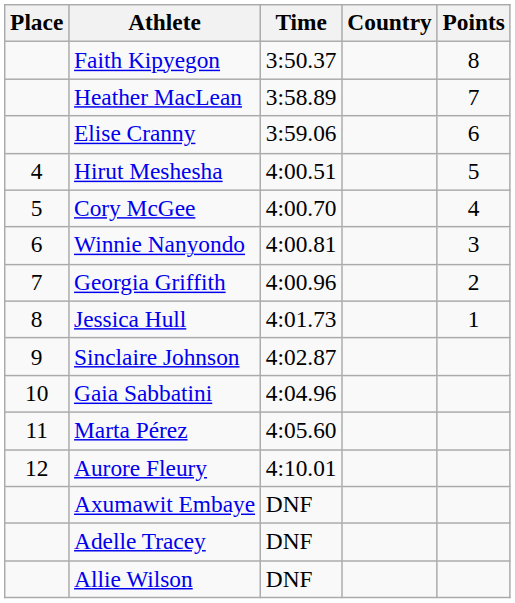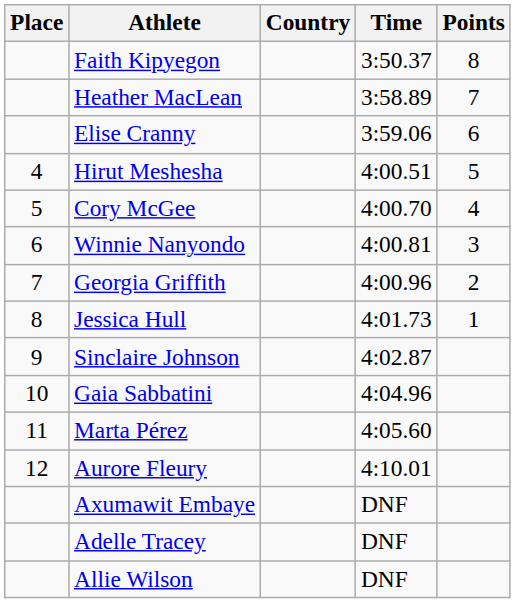columns swapped: (390, 23) <-> (301, 23)
